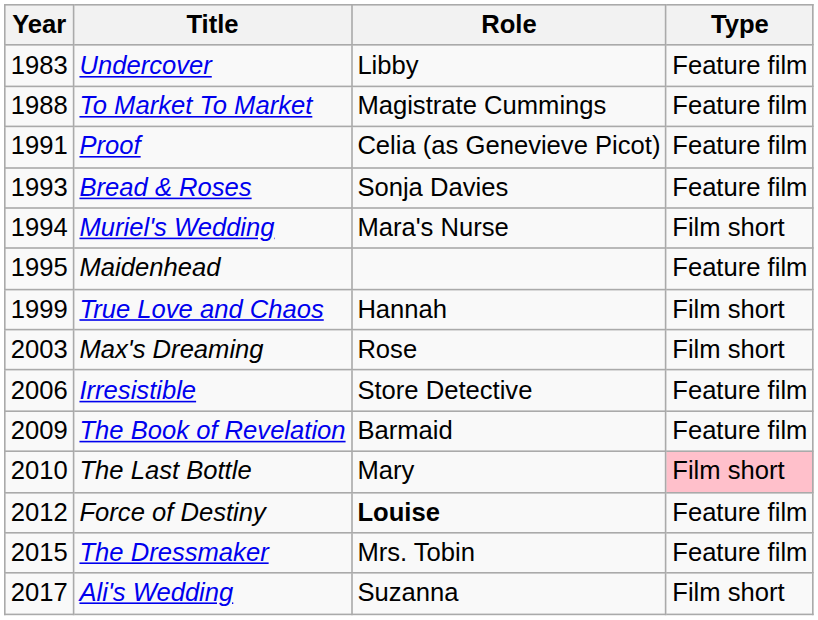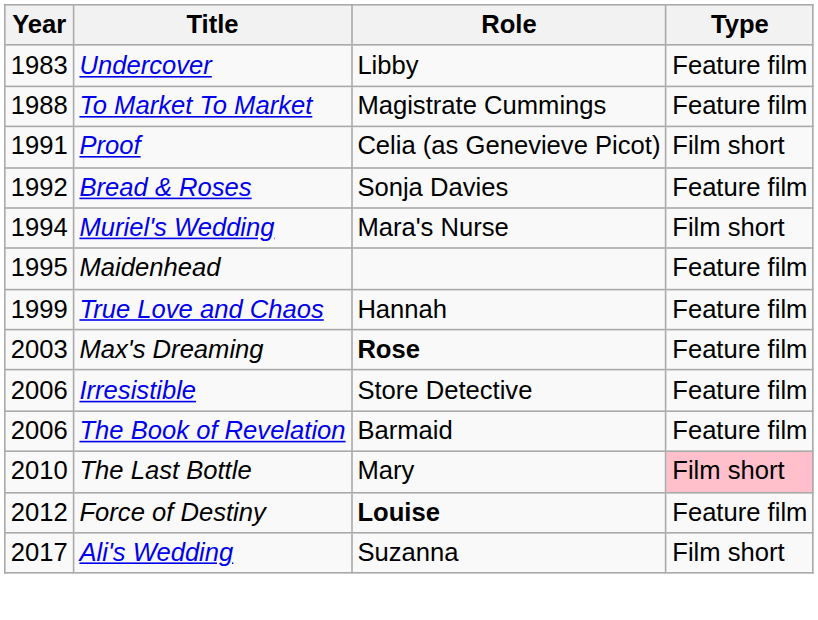(740, 146) Feature film -> (728, 146) Film short
(39, 187) 1993 -> (39, 187) 1992
(728, 308) Film short -> (740, 308) Feature film
(387, 349) normal -> (389, 349) bold
(728, 349) Film short -> (740, 349) Feature film
(39, 430) 2009 -> (39, 430) 2006
- row: (174, 552)
